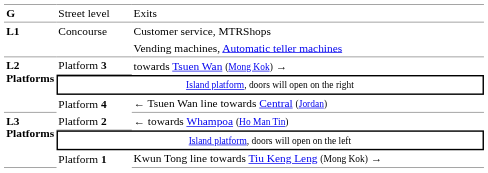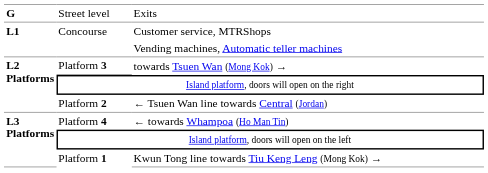(82, 103) Platform 4 -> (82, 103) Platform 2
(82, 121) Platform 2 -> (82, 121) Platform 4
